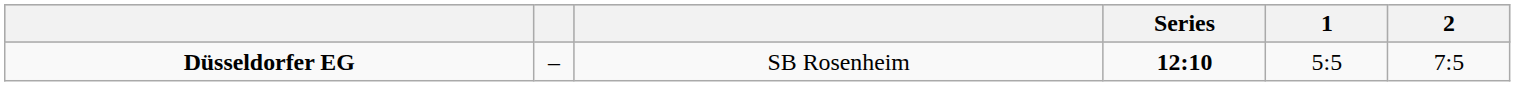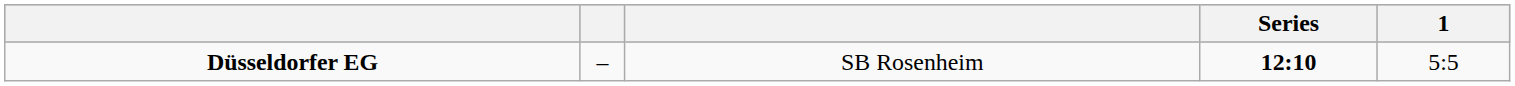- column: (1449, 23)
